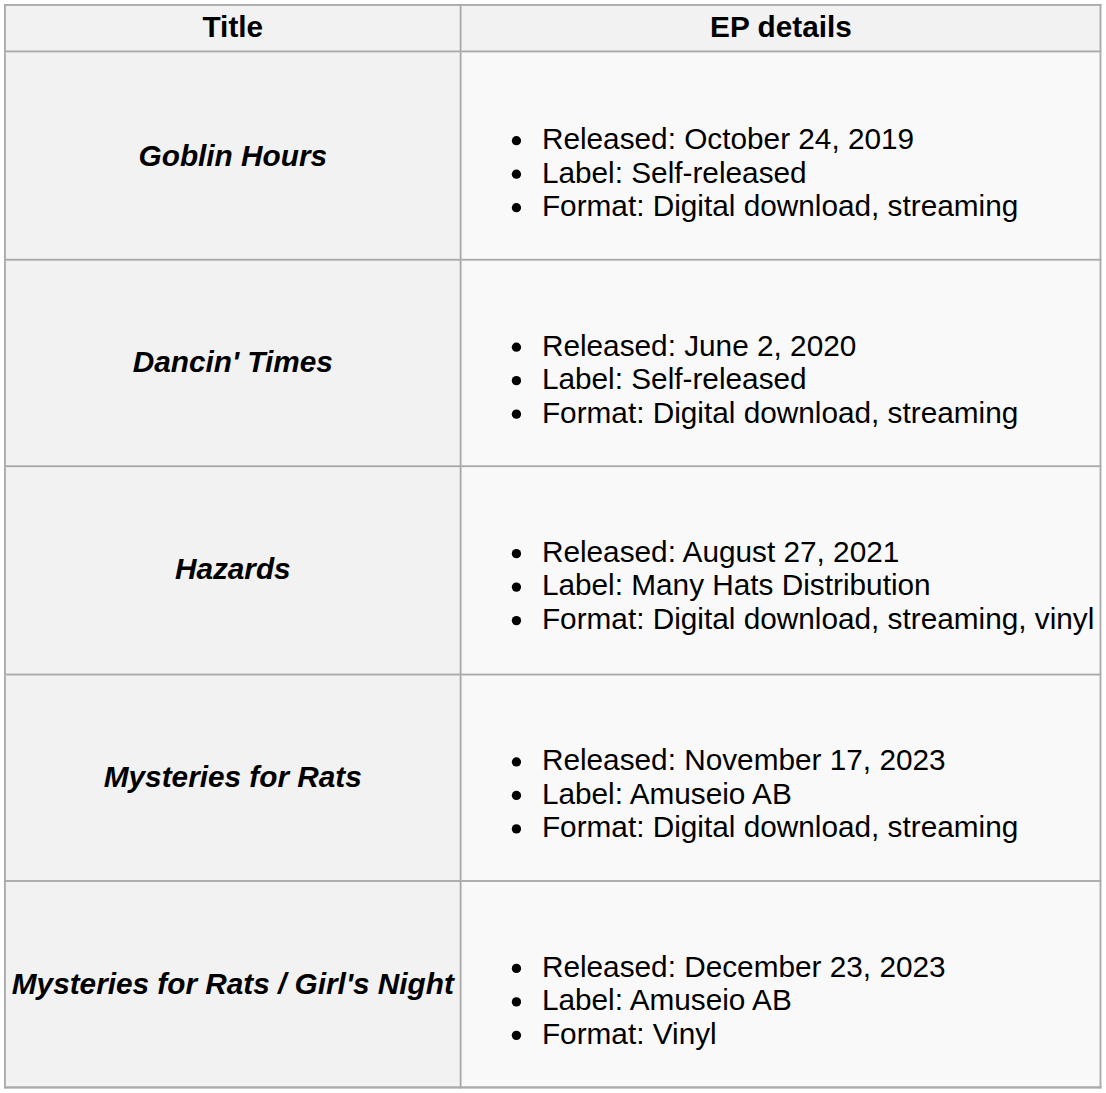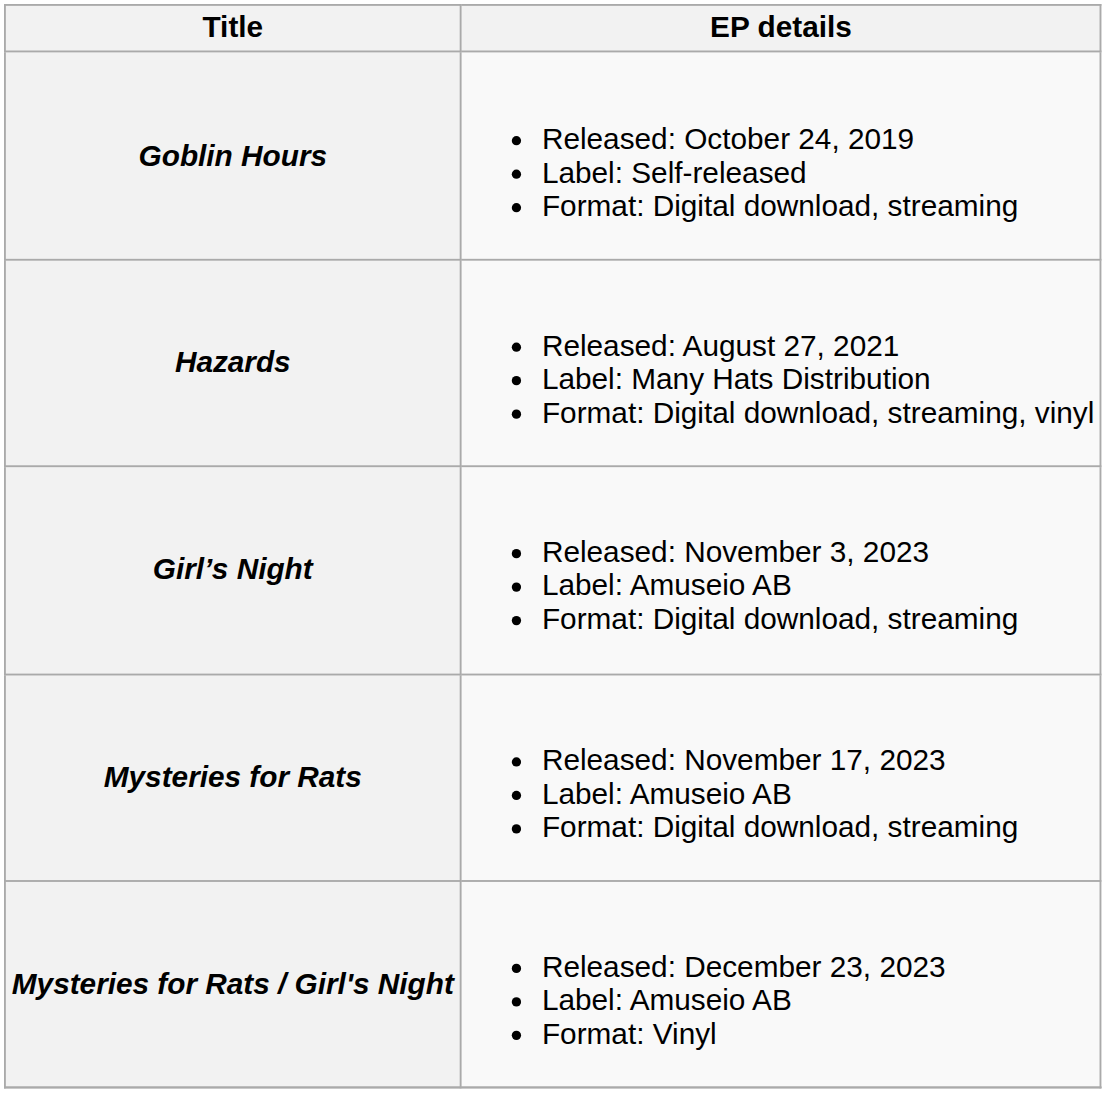- row: (233, 362)
+ row: (233, 569)
